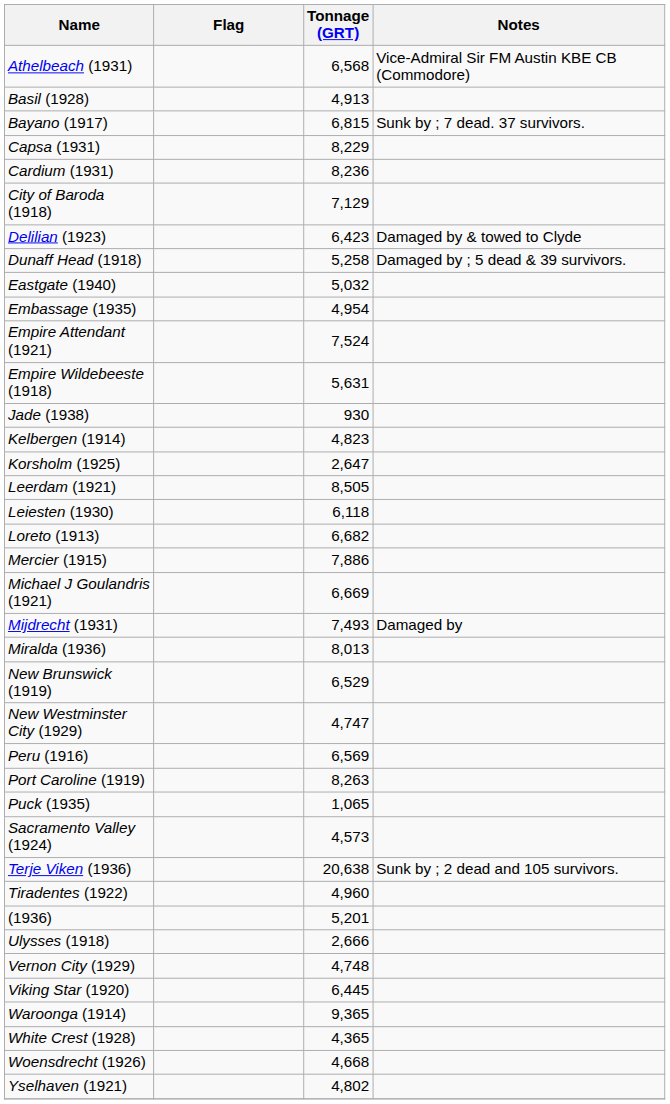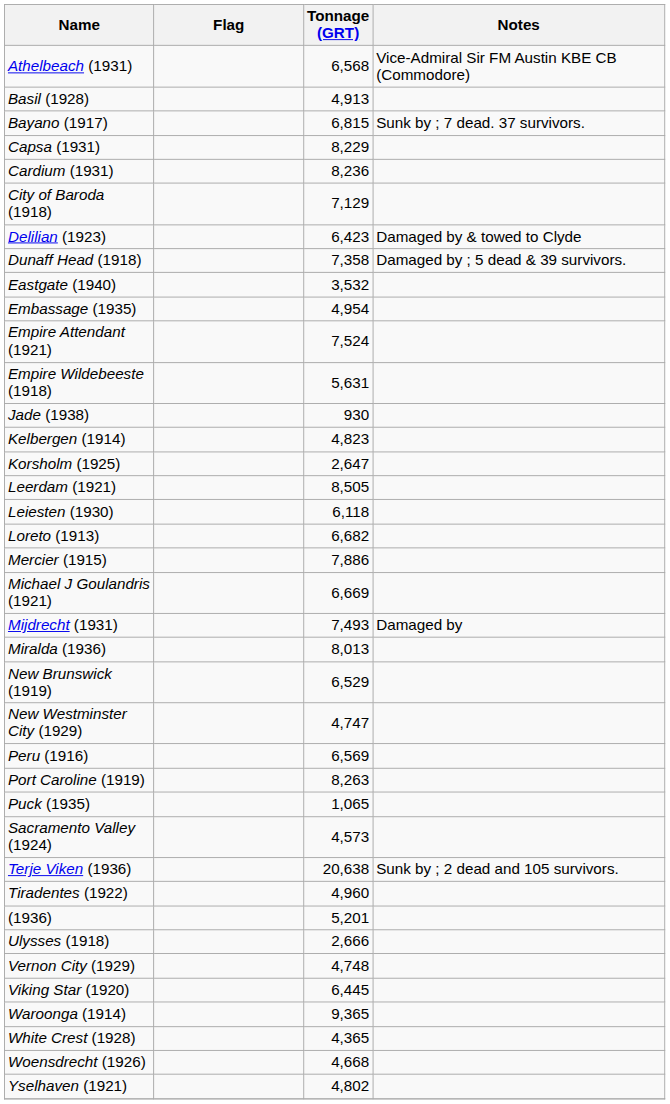(350, 260) 5,258 -> (350, 260) 7,358
(350, 284) 5,032 -> (350, 284) 3,532
